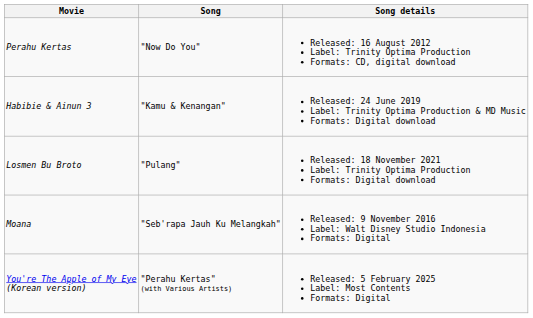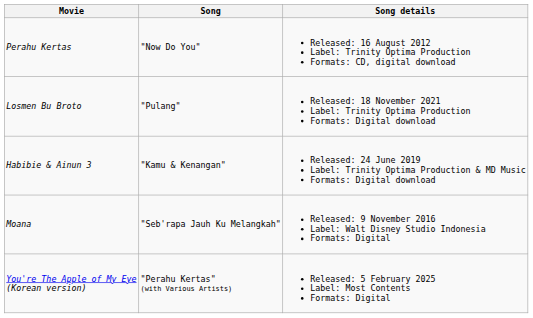rows swapped: (49, 106) <-> (44, 165)
